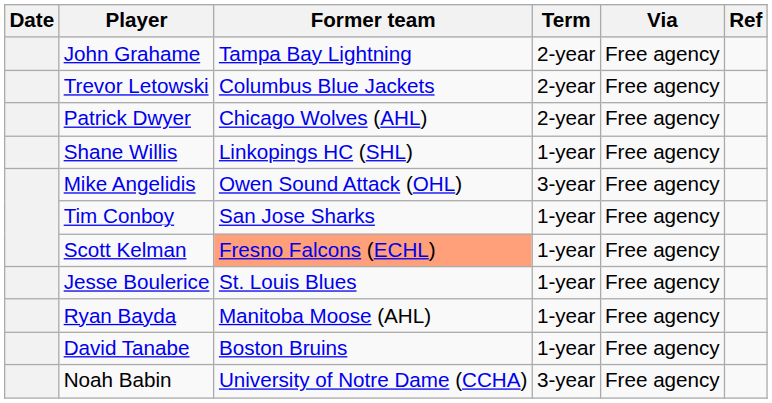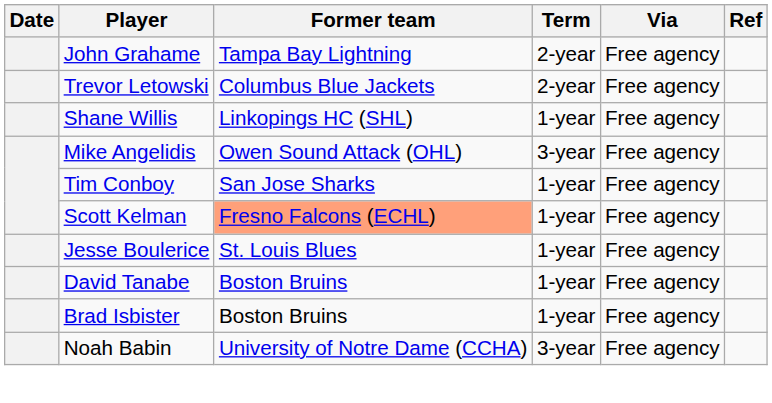- row: (127, 119)
- row: (120, 315)
+ row: (122, 315)
